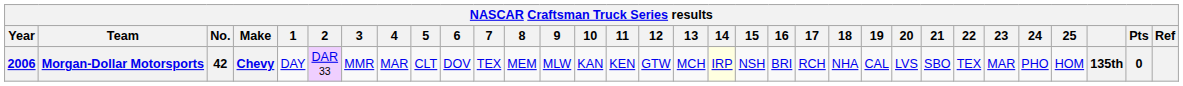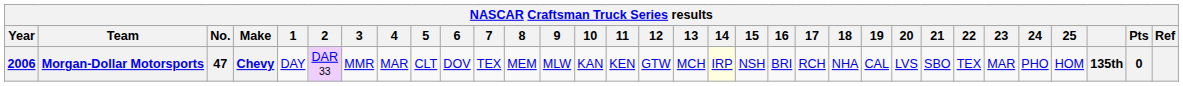(220, 64) 42 -> (220, 64) 47
